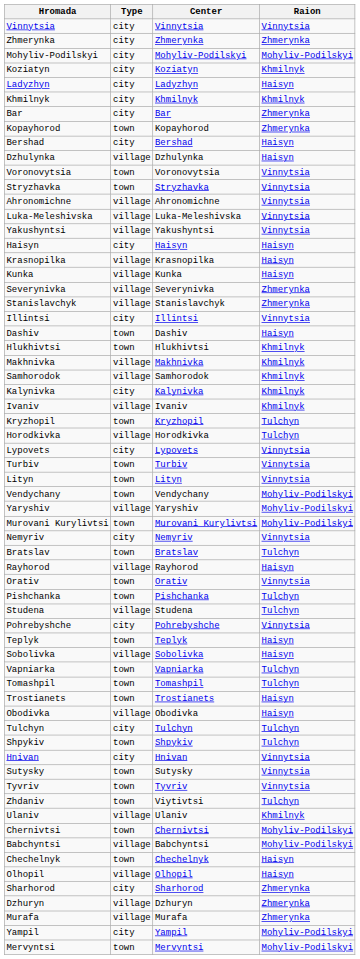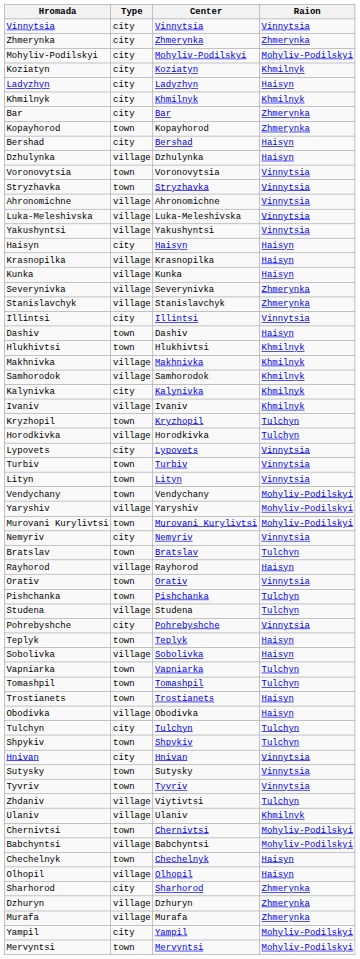(124, 801) town -> (132, 801) village
